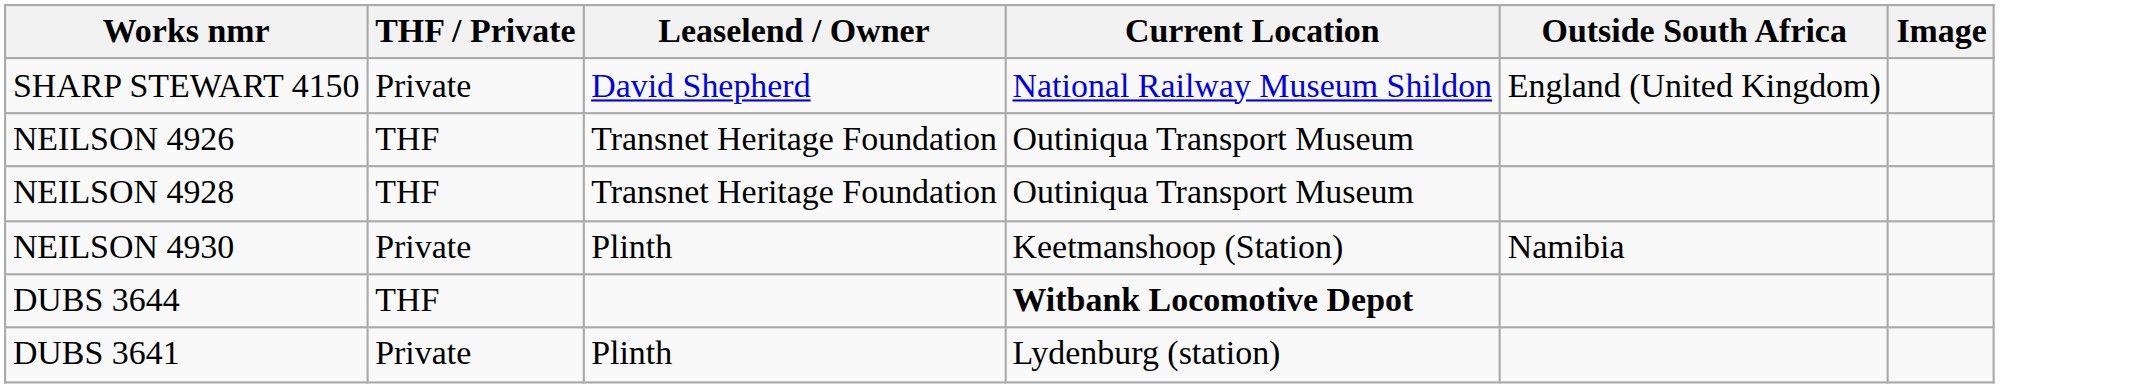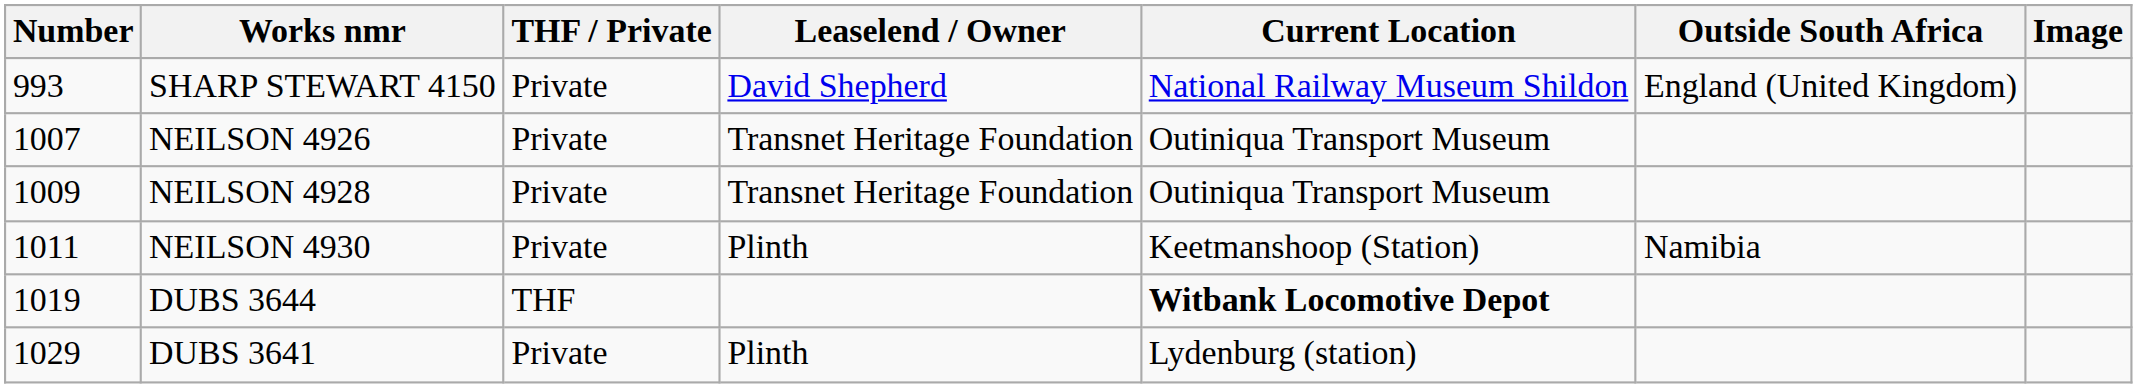+ column: (73, 31)
(407, 138) THF -> (559, 138) Private
(407, 192) THF -> (559, 192) Private
